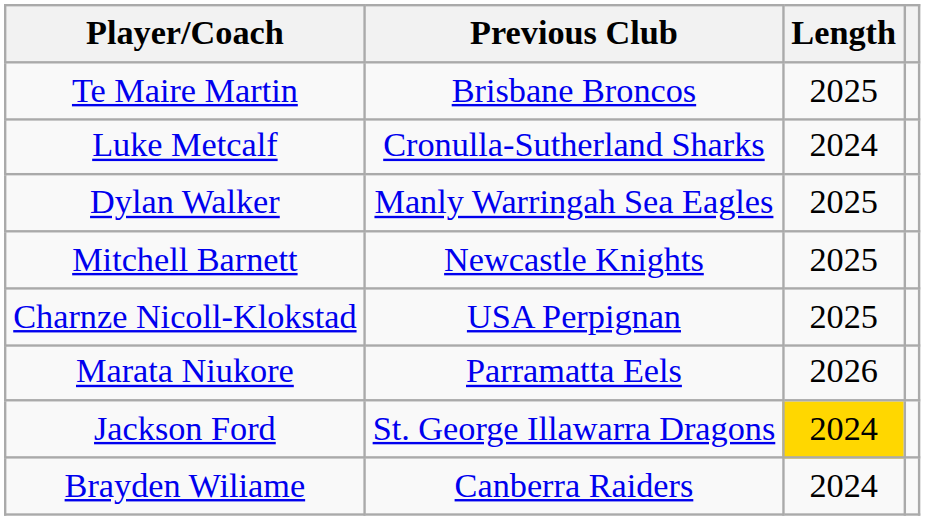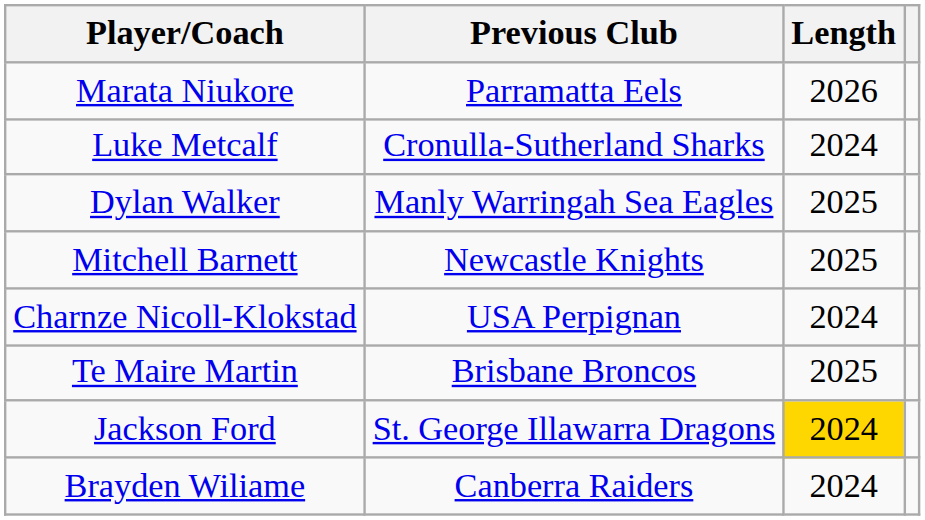rows swapped: (185, 372) <-> (185, 89)
(844, 315) 2025 -> (844, 315) 2024
